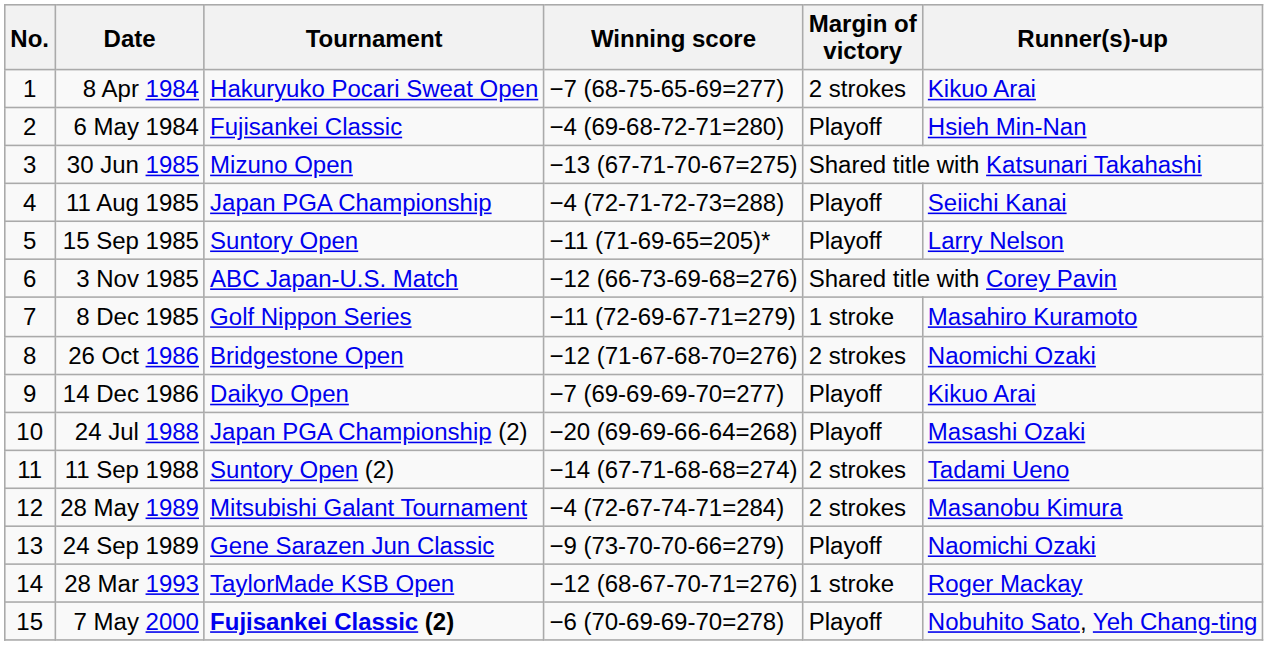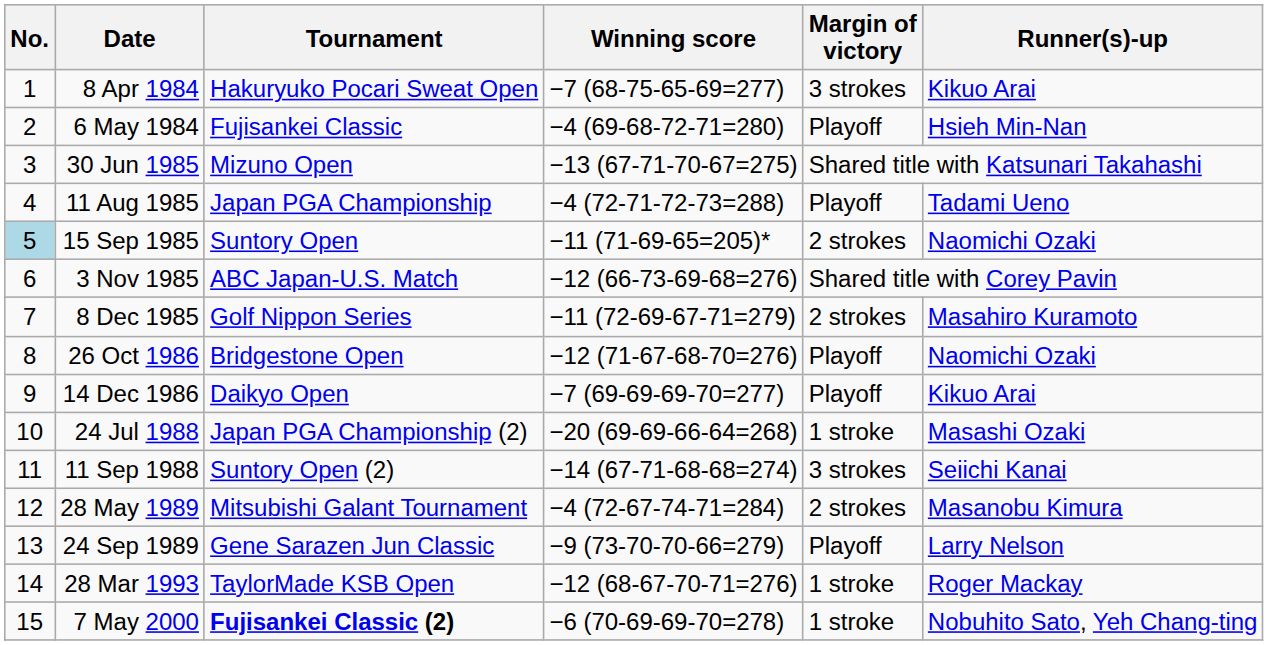(857, 89) 2 strokes -> (857, 89) 3 strokes
(997, 203) Seiichi Kanai -> (999, 203) Tadami Ueno
(30, 241) no background -> (30, 241) lightblue background
(845, 241) Playoff -> (857, 241) 2 strokes
(996, 241) Larry Nelson -> (1012, 241) Naomichi Ozaki
(851, 317) 1 stroke -> (857, 317) 2 strokes
(857, 355) 2 strokes -> (845, 355) Playoff
(845, 431) Playoff -> (851, 431) 1 stroke
(857, 469) 2 strokes -> (857, 469) 3 strokes
(999, 469) Tadami Ueno -> (997, 469) Seiichi Kanai
(1012, 545) Naomichi Ozaki -> (996, 545) Larry Nelson
(845, 621) Playoff -> (851, 621) 1 stroke
